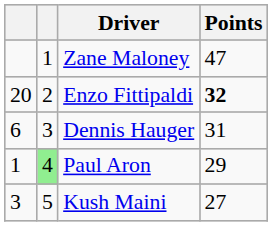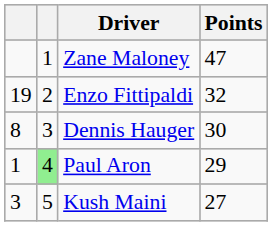(21, 93) 20 -> (21, 93) 19
(215, 93) bold -> (215, 93) normal
(15, 129) 6 -> (15, 129) 8
(215, 129) 31 -> (215, 129) 30
